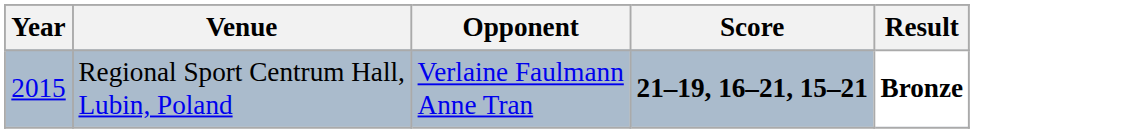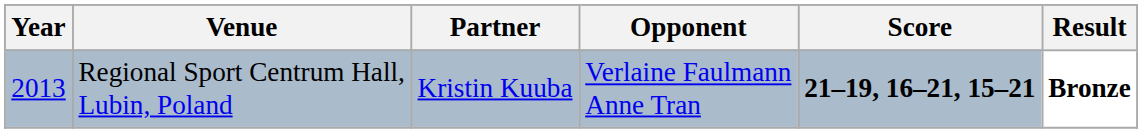+ column: (495, 27)
(39, 88) 2015 -> (39, 88) 2013
